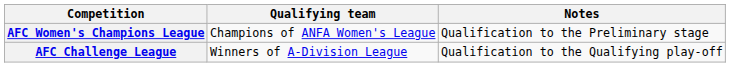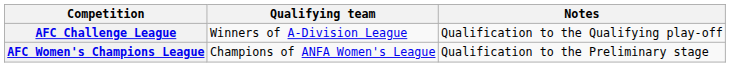rows swapped: (106, 52) <-> (106, 33)
